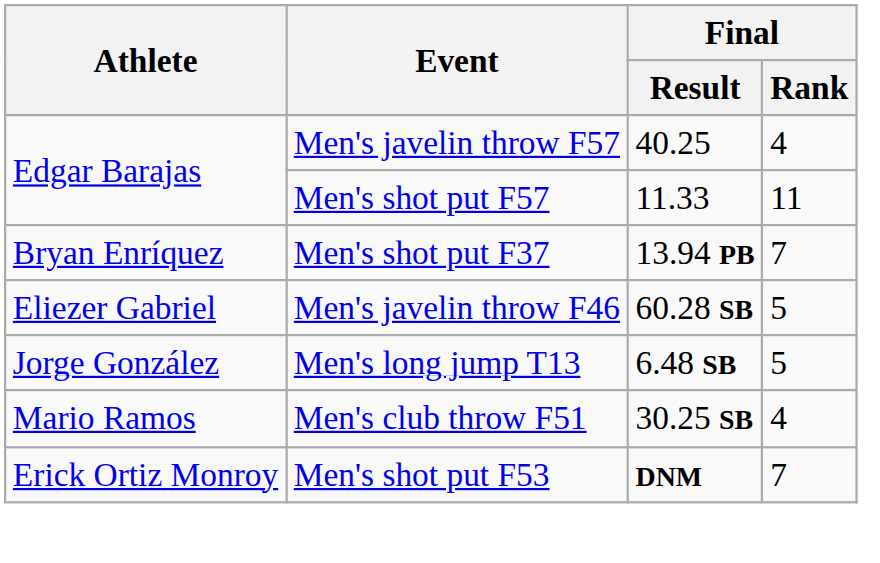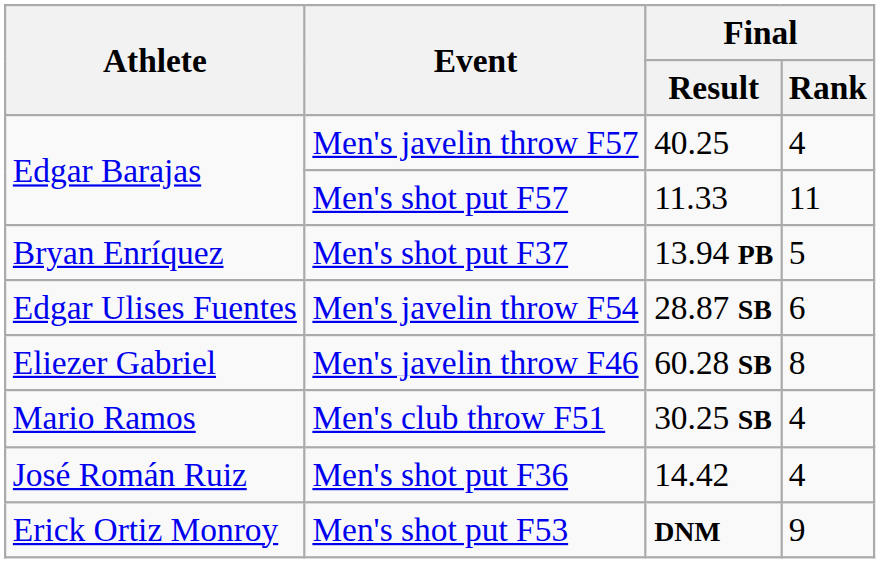(779, 252) 7 -> (797, 252) 5
+ row: (475, 307)
(779, 307) 5 -> (797, 363) 8
- row: (437, 363)
+ row: (440, 473)
(779, 473) 7 -> (797, 528) 9
